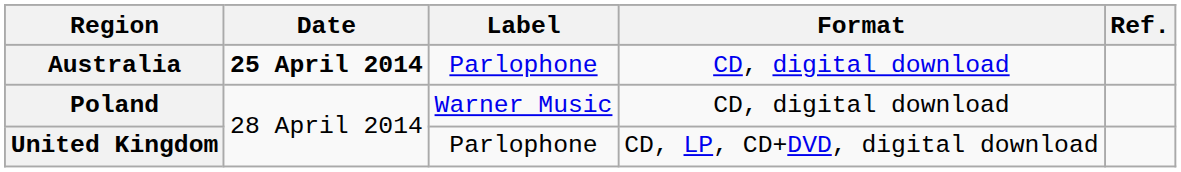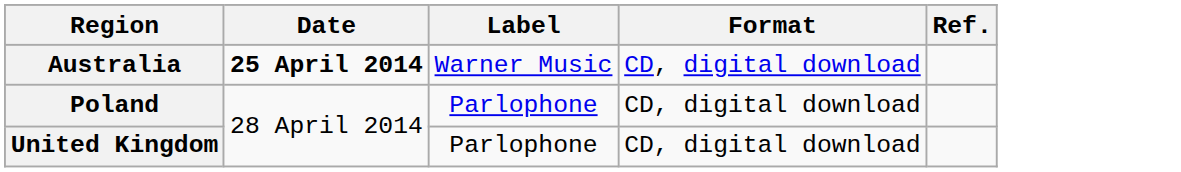(523, 65) Parlophone -> (524, 65) Warner Music
(524, 106) Warner Music -> (523, 106) Parlophone
(861, 146) CD, LP, CD+DVD, digital download -> (772, 146) CD, digital download
